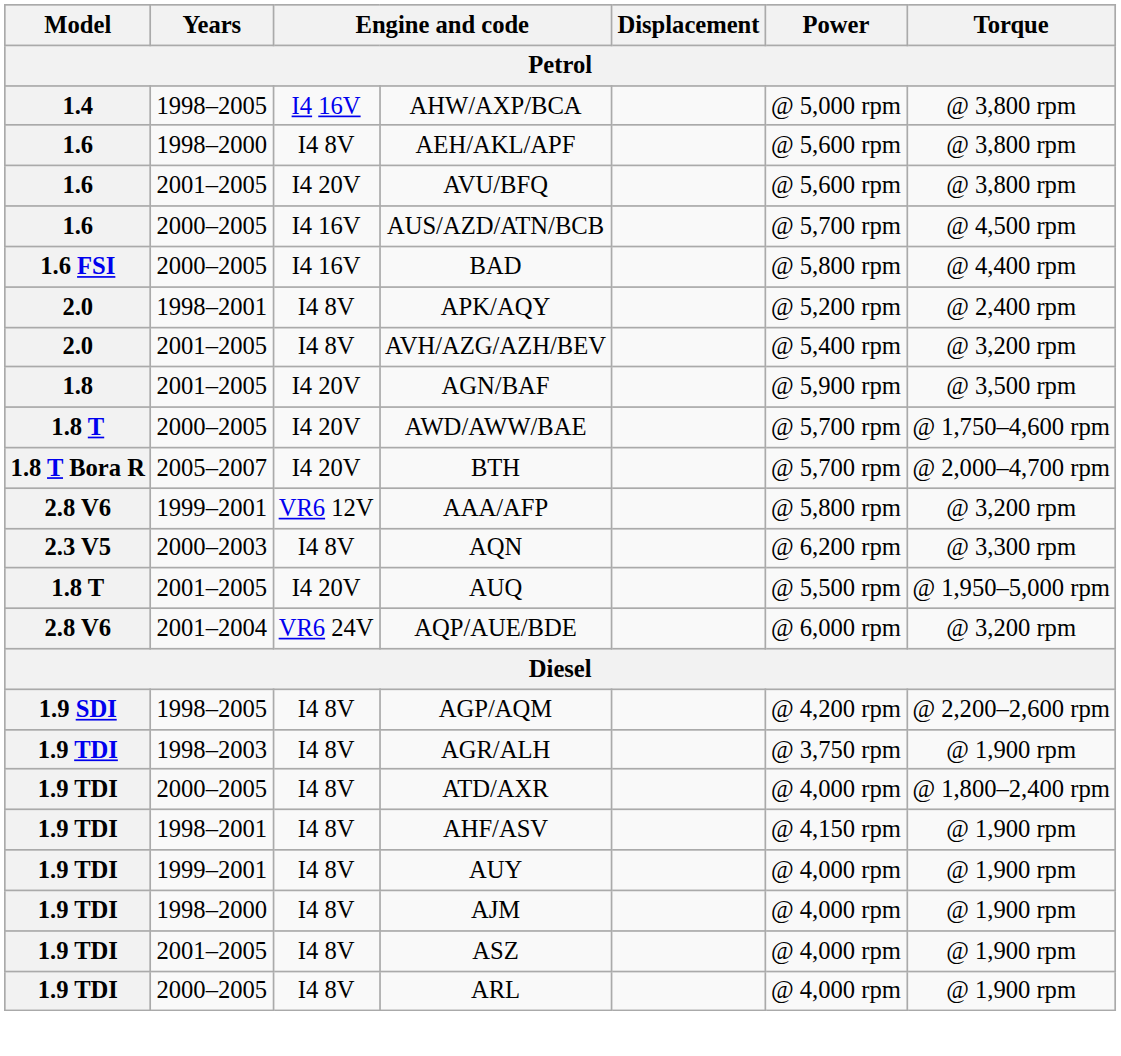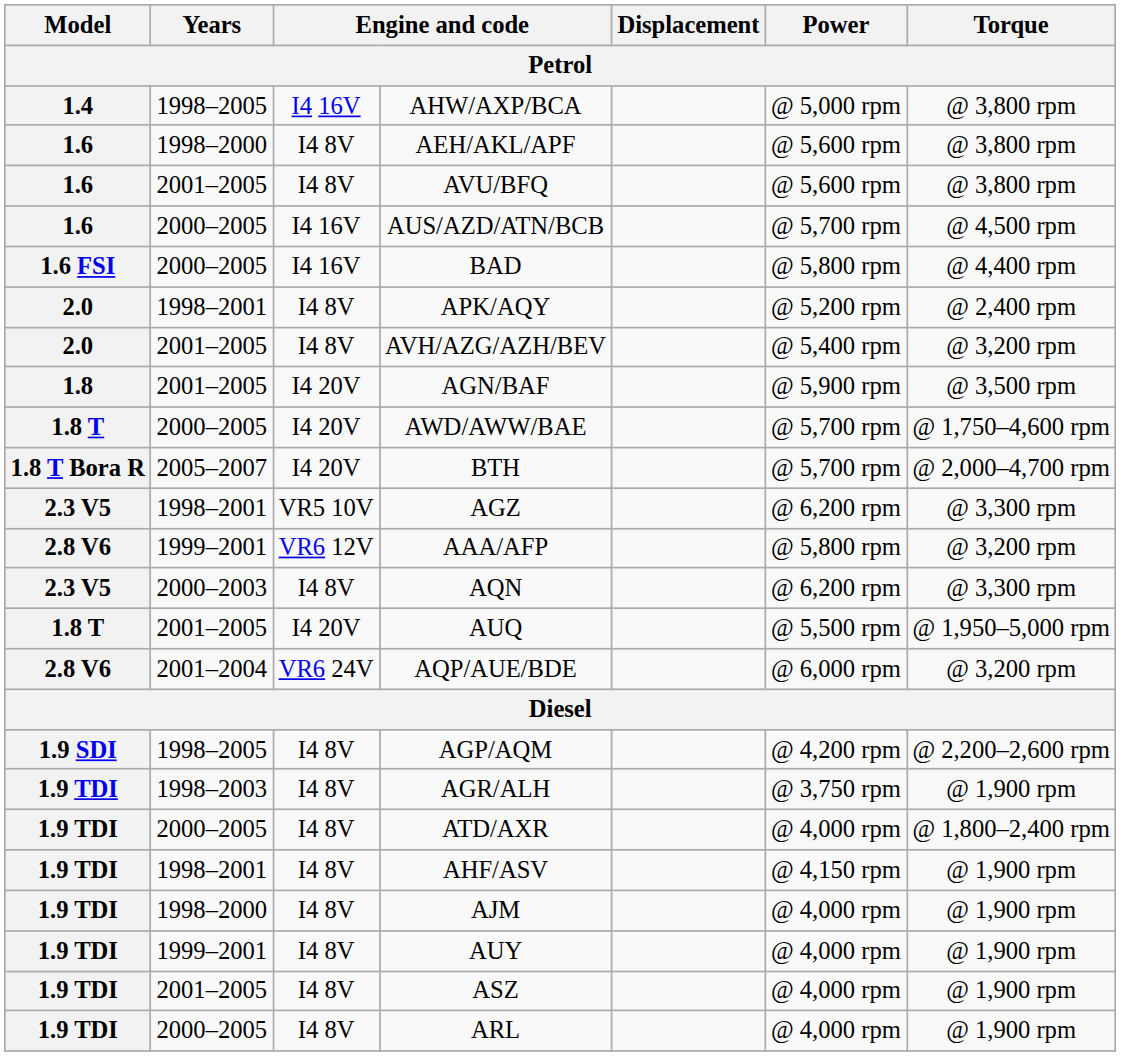(326, 185) I4 20V -> (326, 185) I4 8V
+ row: (496, 507)
rows swapped: (496, 909) <-> (496, 869)
